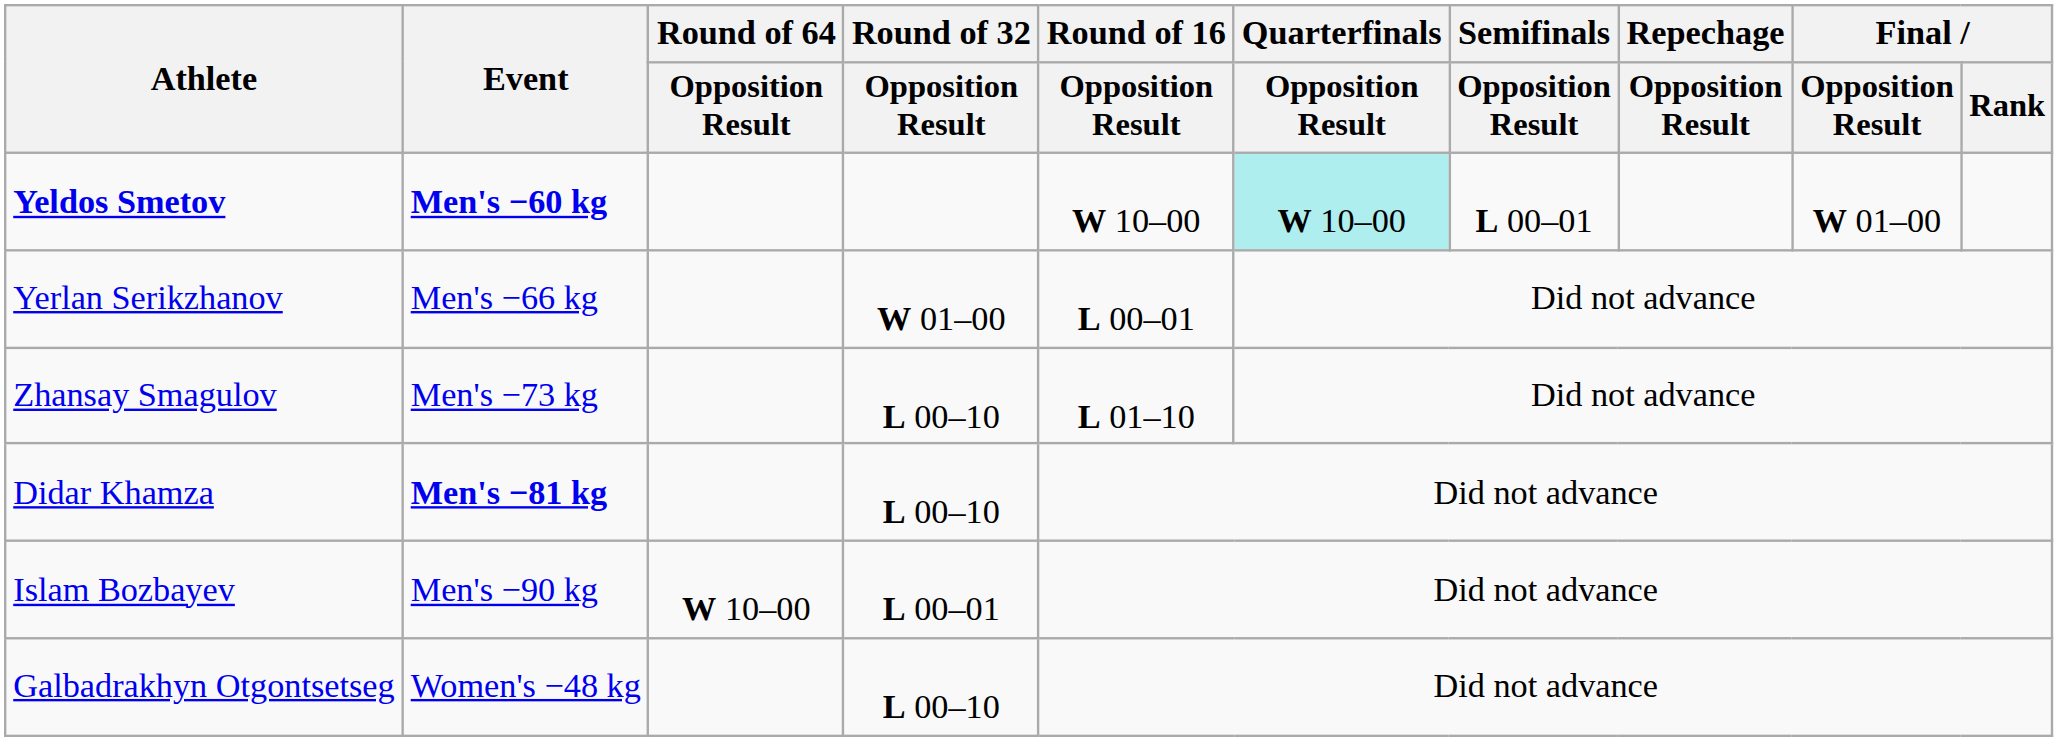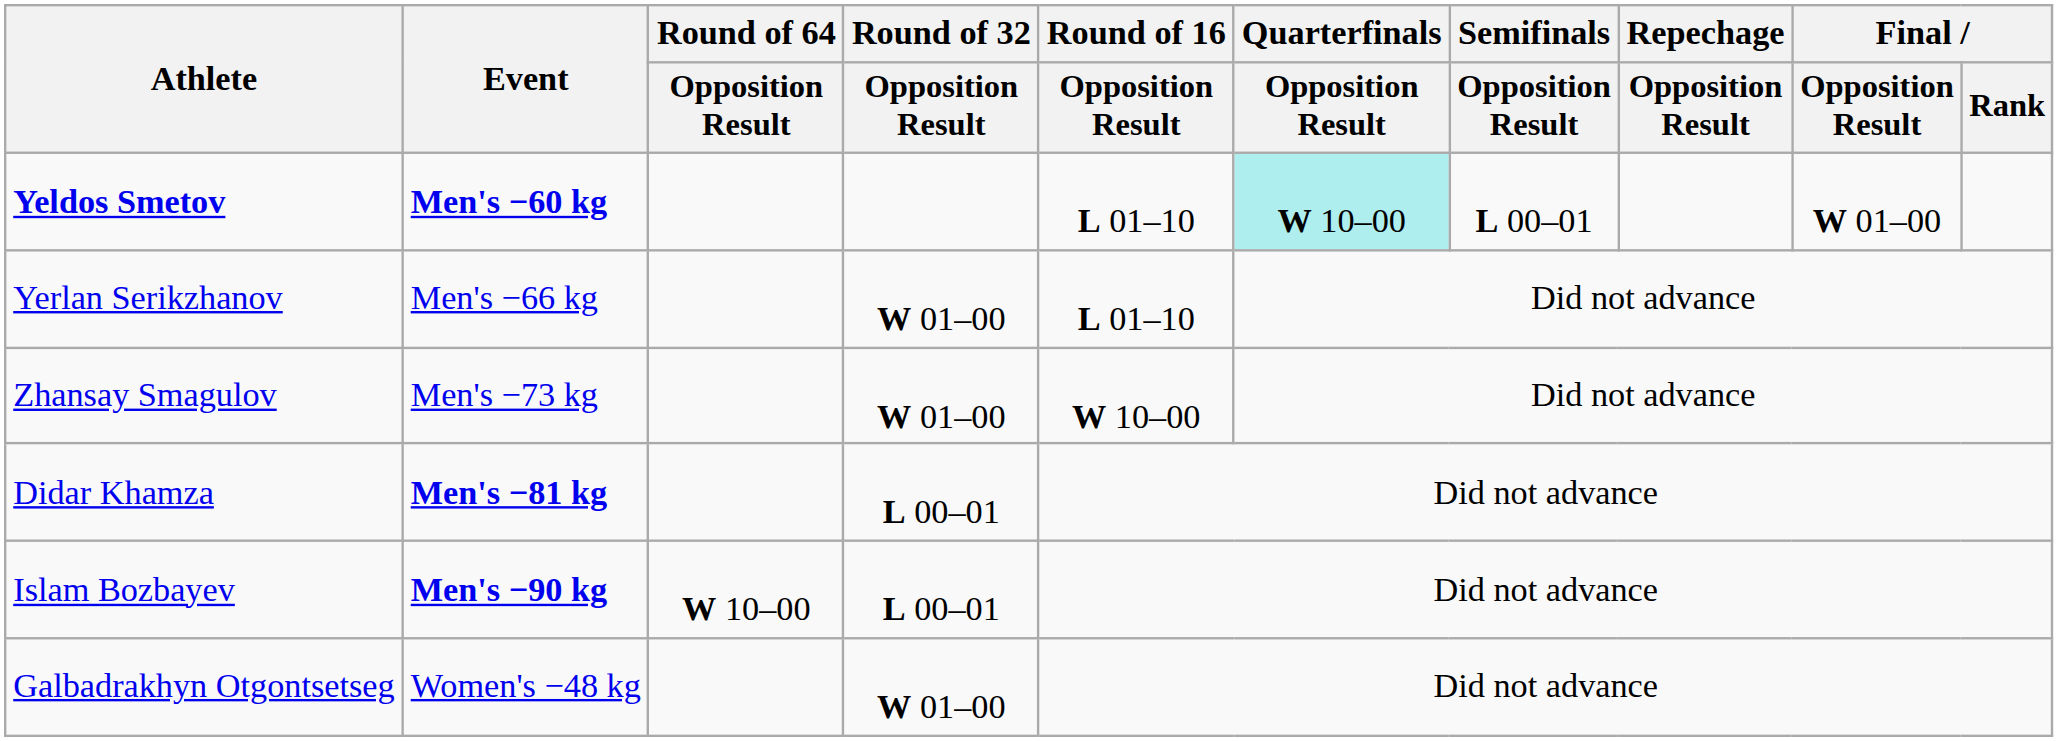(1136, 221) W 10–00 -> (1136, 221) L 01–10
(1136, 318) L 00–01 -> (1136, 318) L 01–10
(941, 415) L 00–10 -> (941, 415) W 01–00
(1136, 415) L 01–10 -> (1136, 415) W 10–00
(941, 512) L 00–10 -> (941, 512) L 00–01
(504, 589) normal -> (509, 589) bold
(941, 706) L 00–10 -> (941, 706) W 01–00
